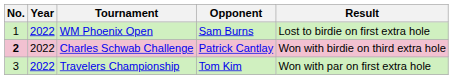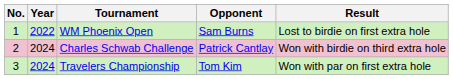(16, 48) bold -> (16, 48) normal
(42, 48) 2022 -> (42, 48) 2024
(42, 66) 2022 -> (42, 66) 2024
